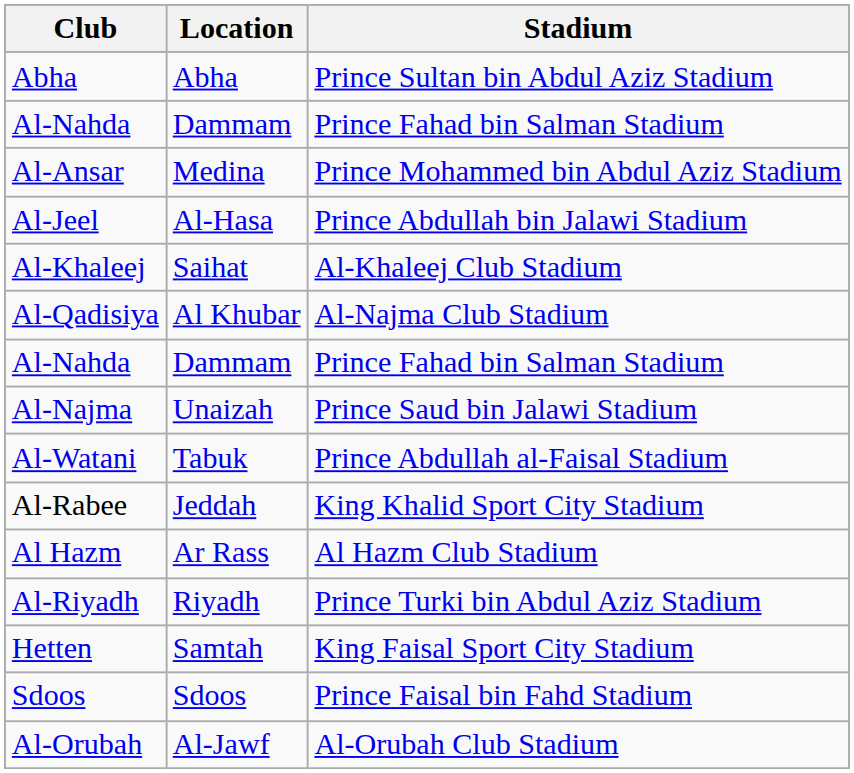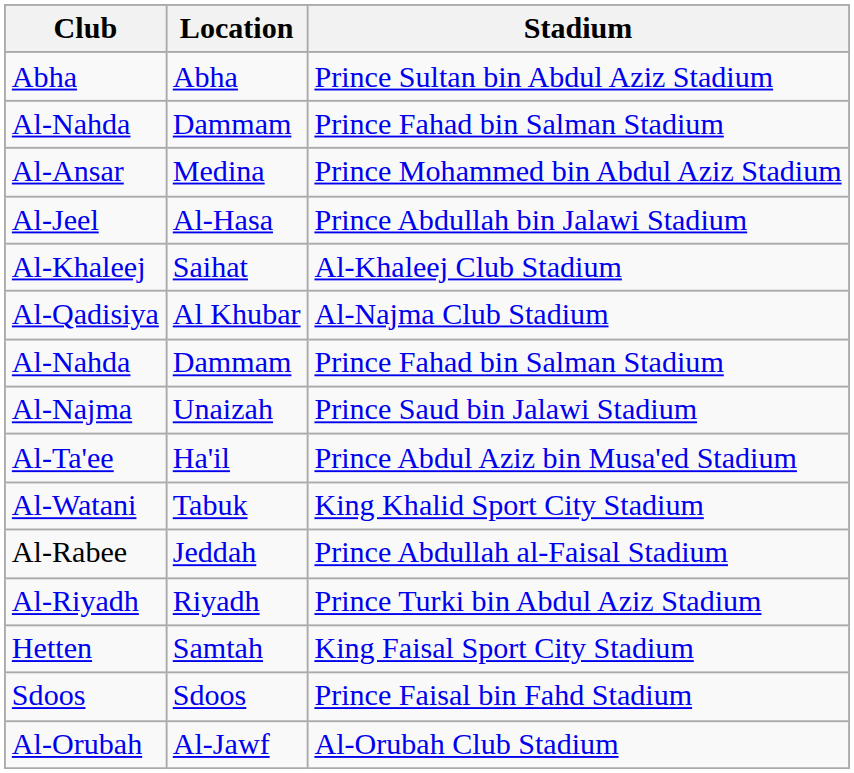+ row: (63, 457)
(521, 457) Prince Abdullah al-Faisal Stadium -> (509, 505) King Khalid Sport City Stadium
(509, 505) King Khalid Sport City Stadium -> (521, 553) Prince Abdullah al-Faisal Stadium
- row: (67, 553)
